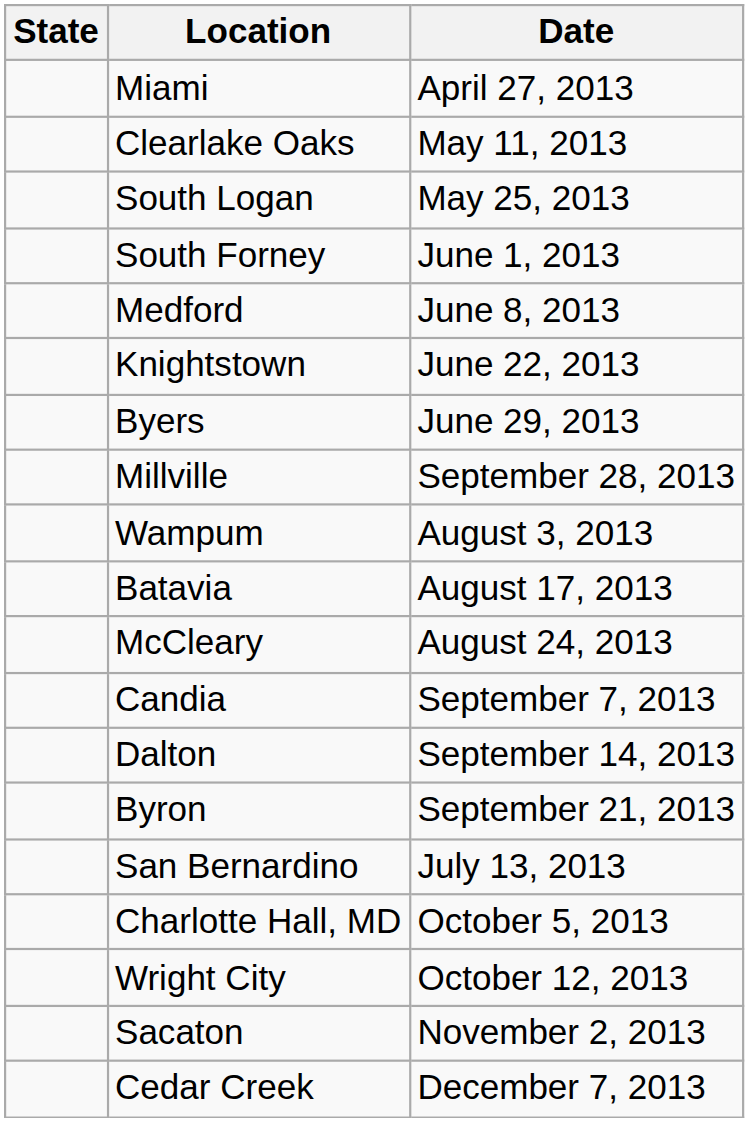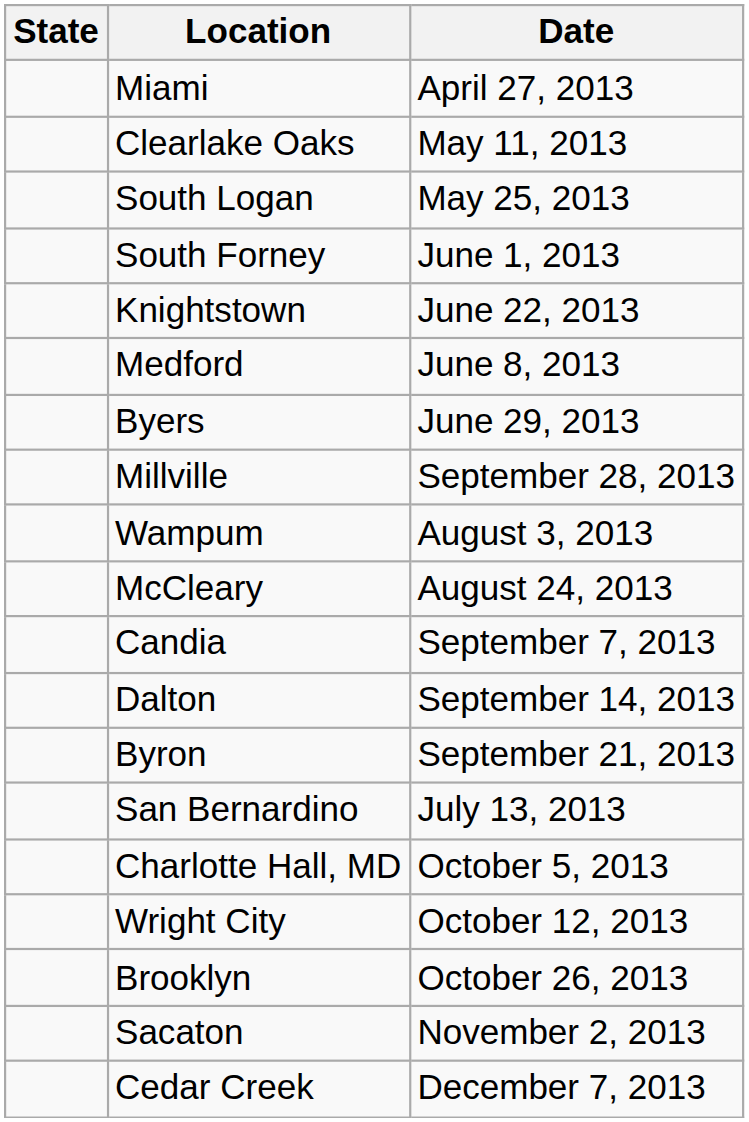rows swapped: (179, 310) <-> (210, 365)
- row: (173, 587)
+ row: (183, 976)
